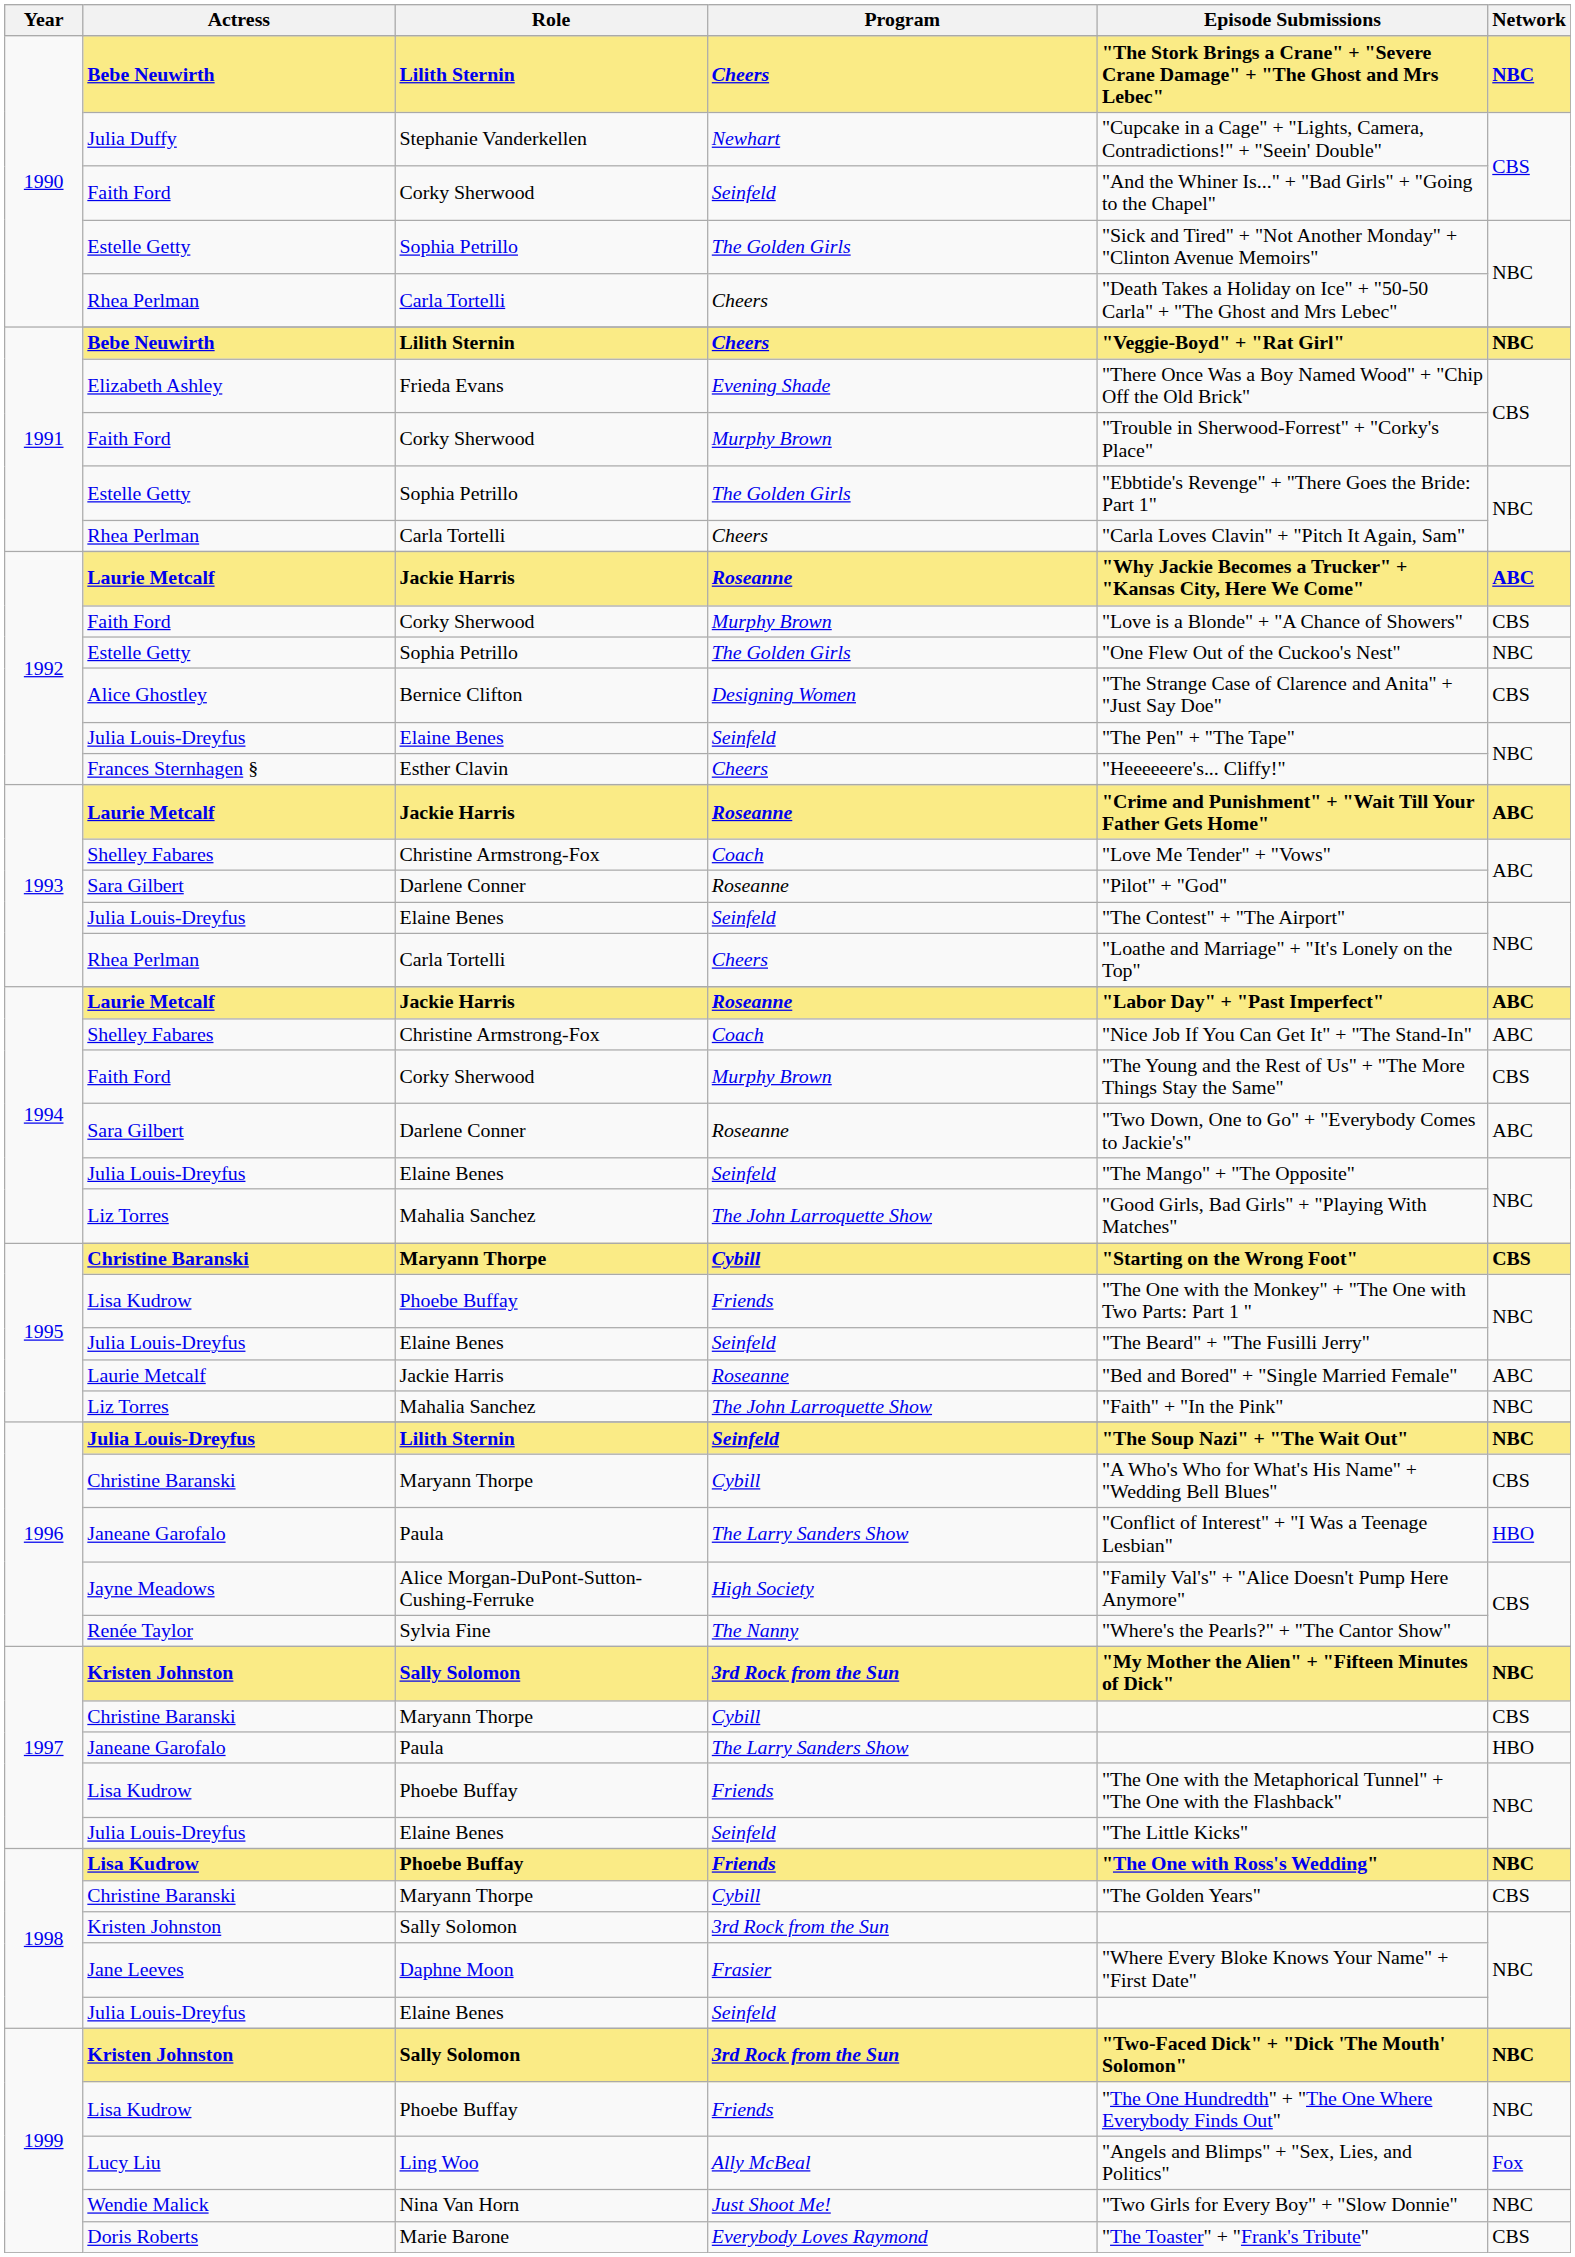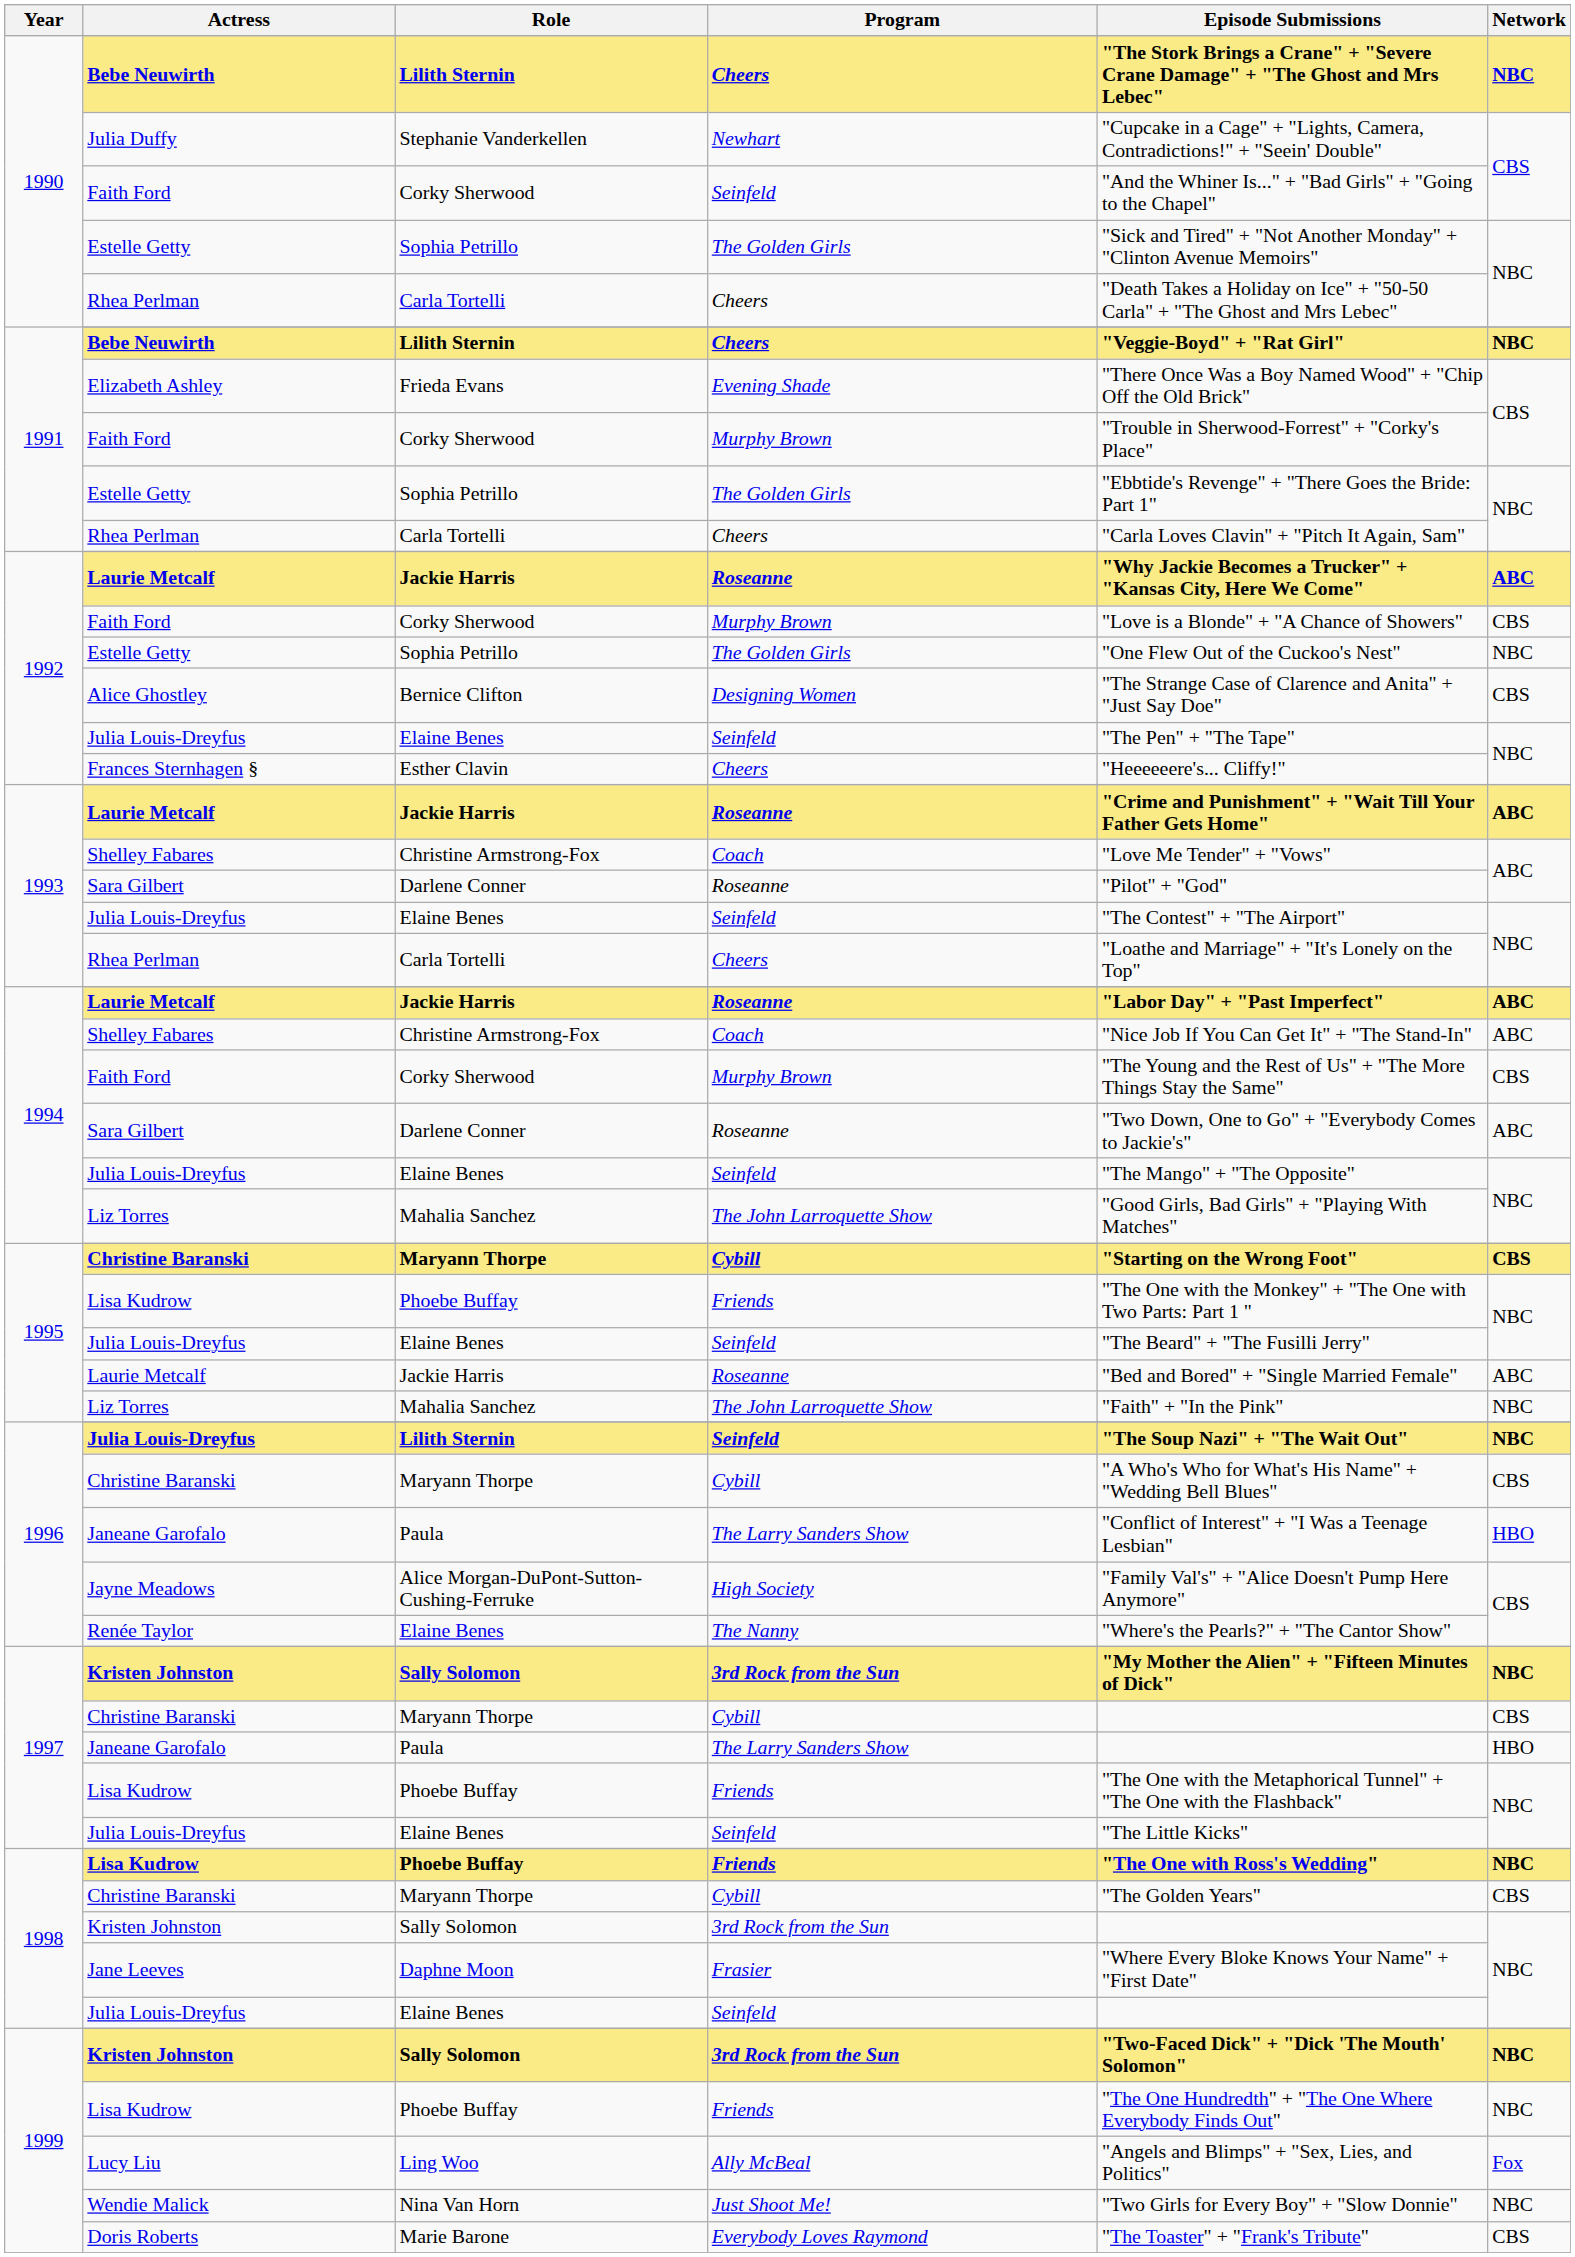(445, 1630) Sylvia Fine -> (452, 1630) Elaine Benes
